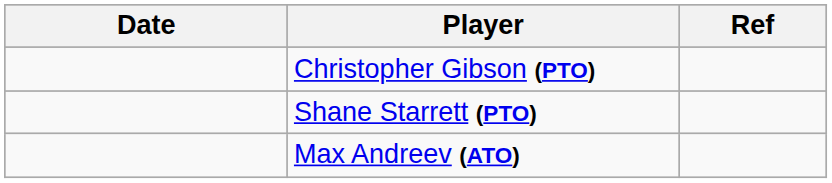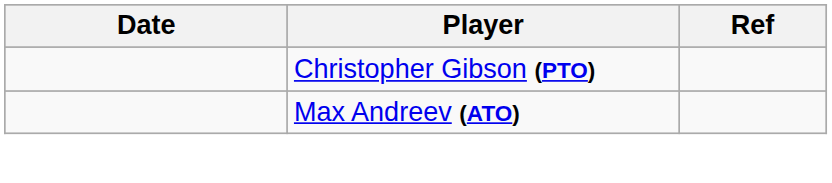- row: (415, 111)
